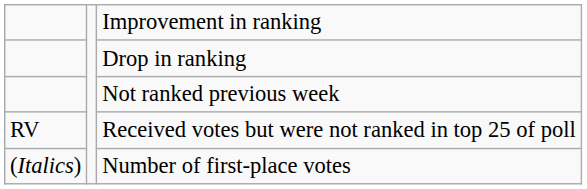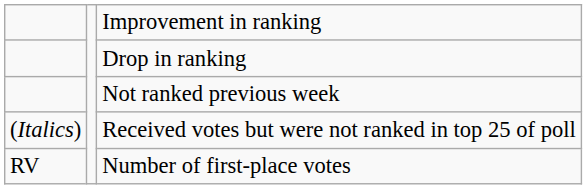(25, 129) RV -> (46, 129) (Italics)
(46, 165) (Italics) -> (25, 165) RV
